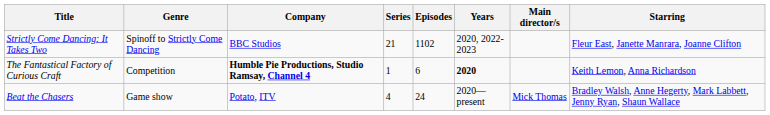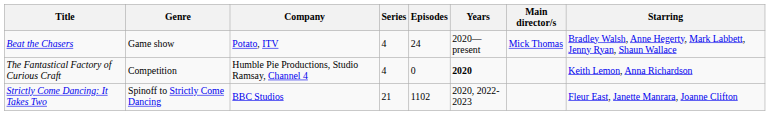rows swapped: (40, 97) <-> (57, 44)
(296, 70) bold -> (295, 70) normal
(388, 70) 1 -> (384, 70) 4
(418, 70) 6 -> (413, 70) 0
